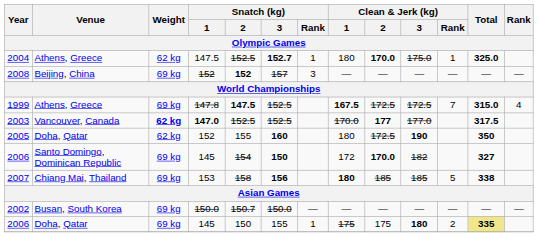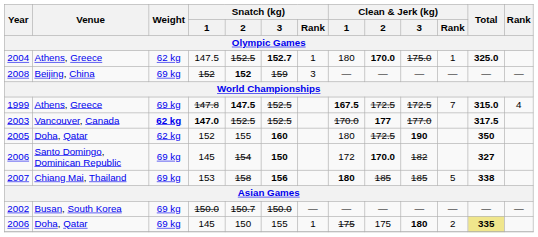(279, 74) 157 -> (279, 74) 159
